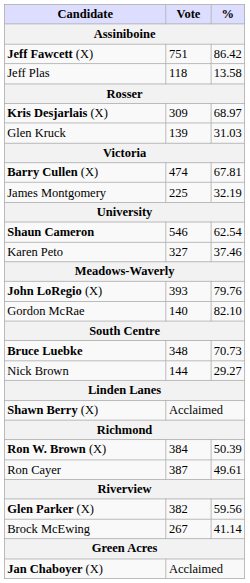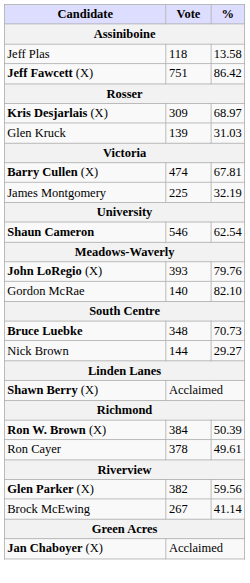rows swapped: (50, 53) <-> (28, 73)
- row: (35, 251)
(178, 469) 387 -> (178, 449) 378
